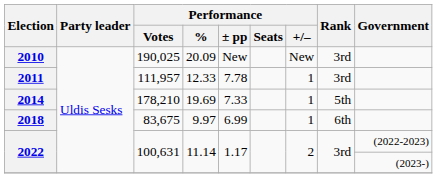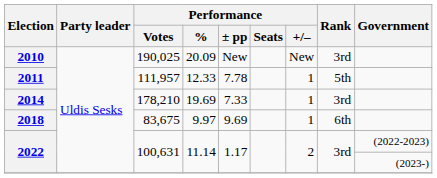(342, 78) 3rd -> (343, 78) 5th
(343, 99) 5th -> (342, 99) 3rd
(236, 120) 6.99 -> (236, 120) 9.69
